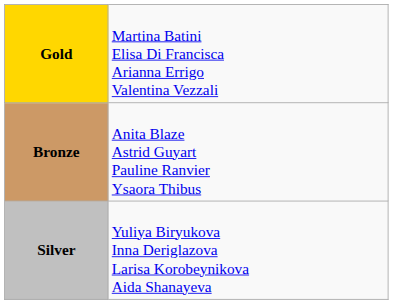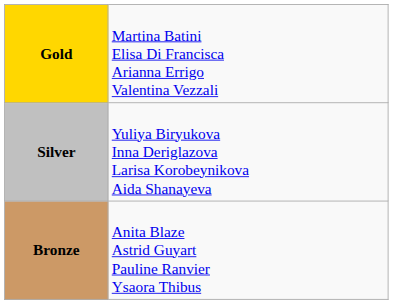rows swapped: (56, 249) <-> (56, 151)
